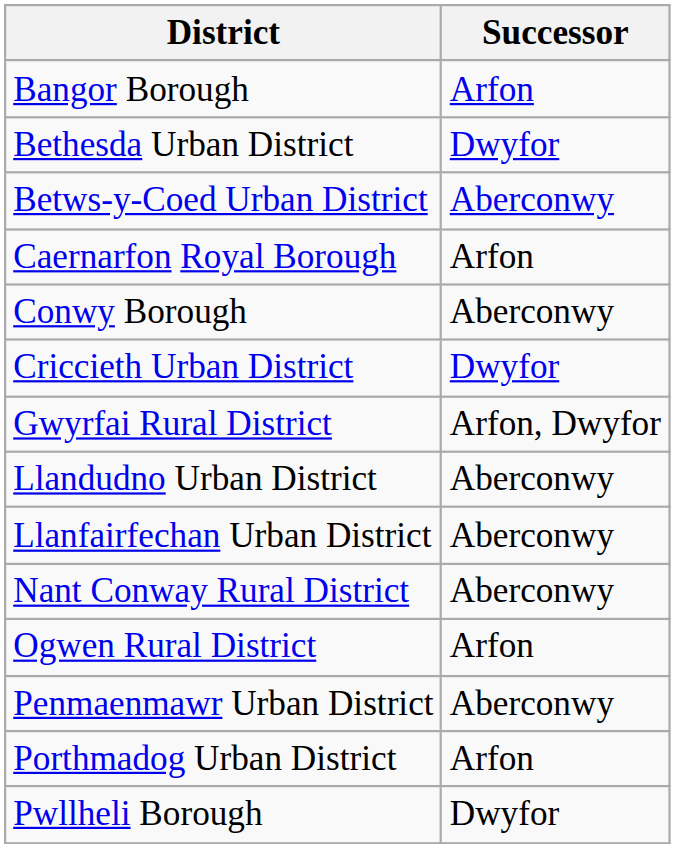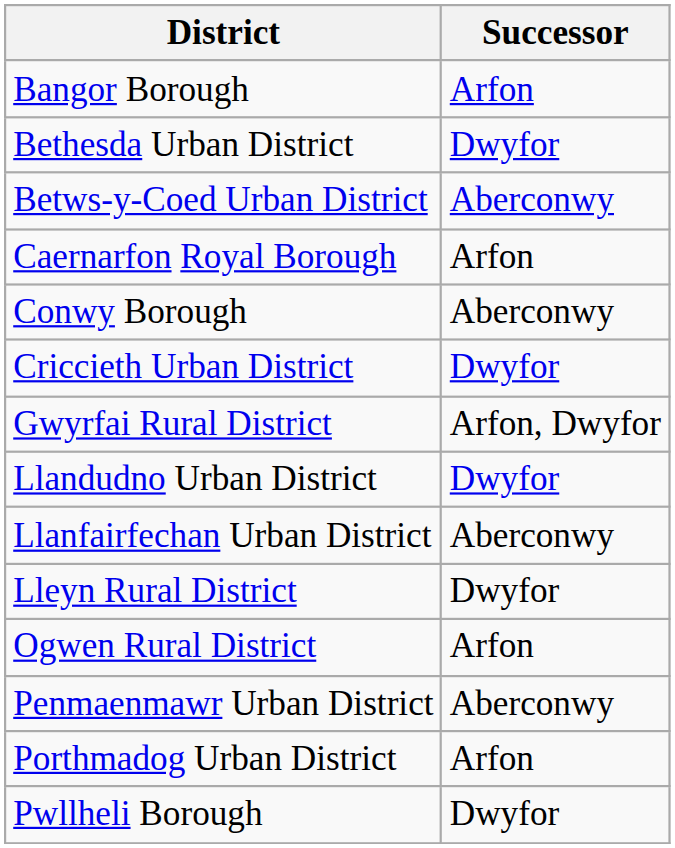(532, 479) Aberconwy -> (505, 479) Dwyfor
+ row: (155, 590)
- row: (211, 590)
